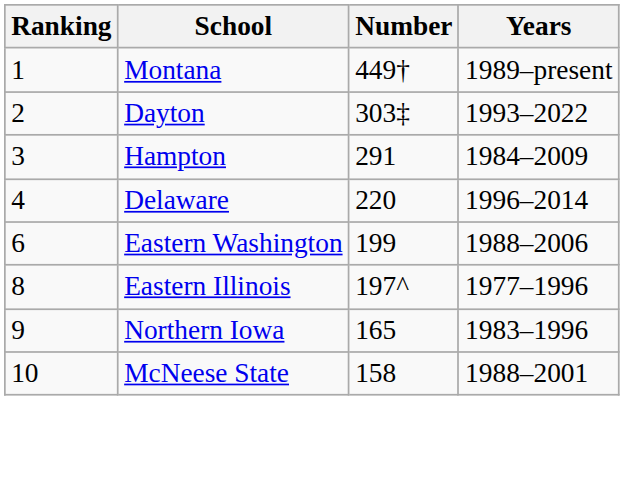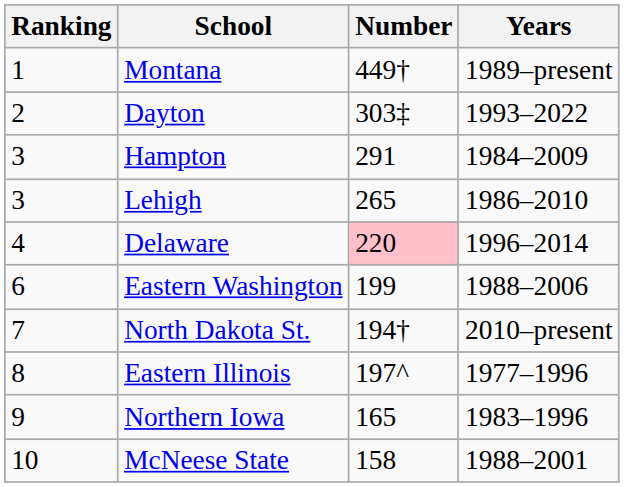+ row: (163, 199)
(376, 199) no background -> (376, 243) pink background
+ row: (217, 329)
